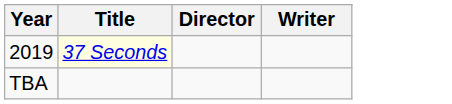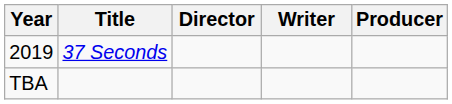+ column: (399, 20)
(115, 51) lightyellow background -> (115, 51) no background
